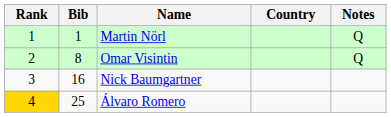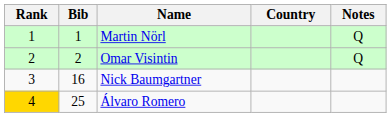(78, 58) 8 -> (78, 58) 2
